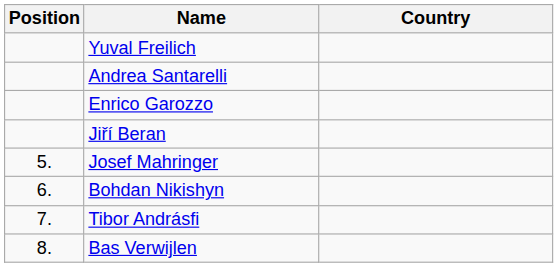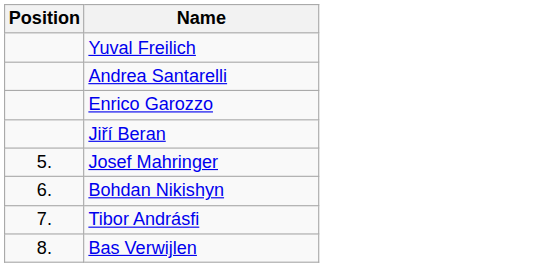- column: (436, 18)
